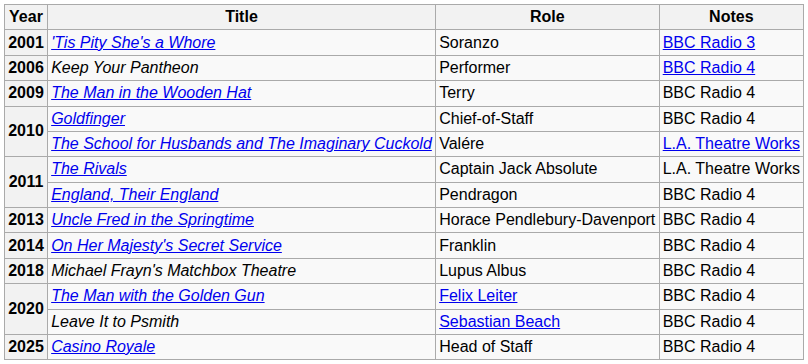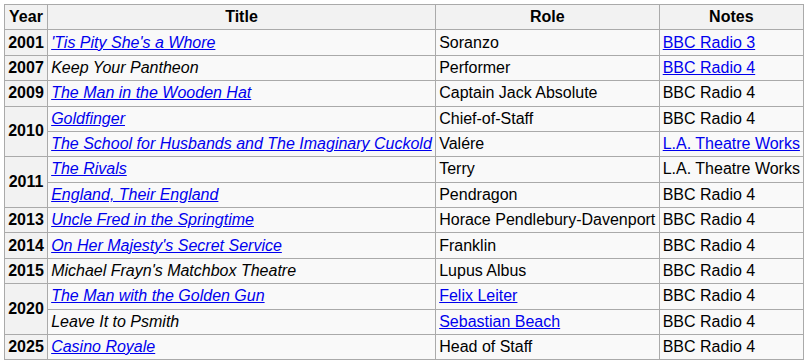(26, 67) 2006 -> (26, 67) 2007
(457, 93) Terry -> (518, 93) Captain Jack Absolute
(518, 169) Captain Jack Absolute -> (457, 169) Terry
(26, 270) 2018 -> (26, 270) 2015
